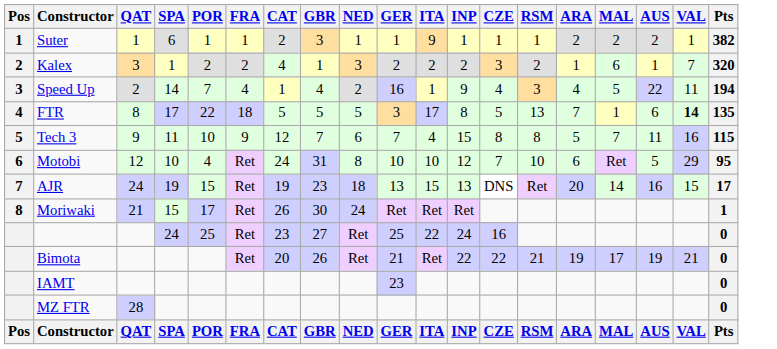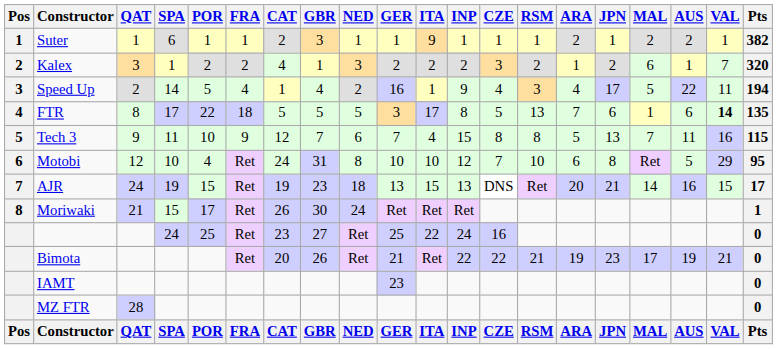+ column: (613, 16)
(207, 88) 7 -> (207, 88) 5
